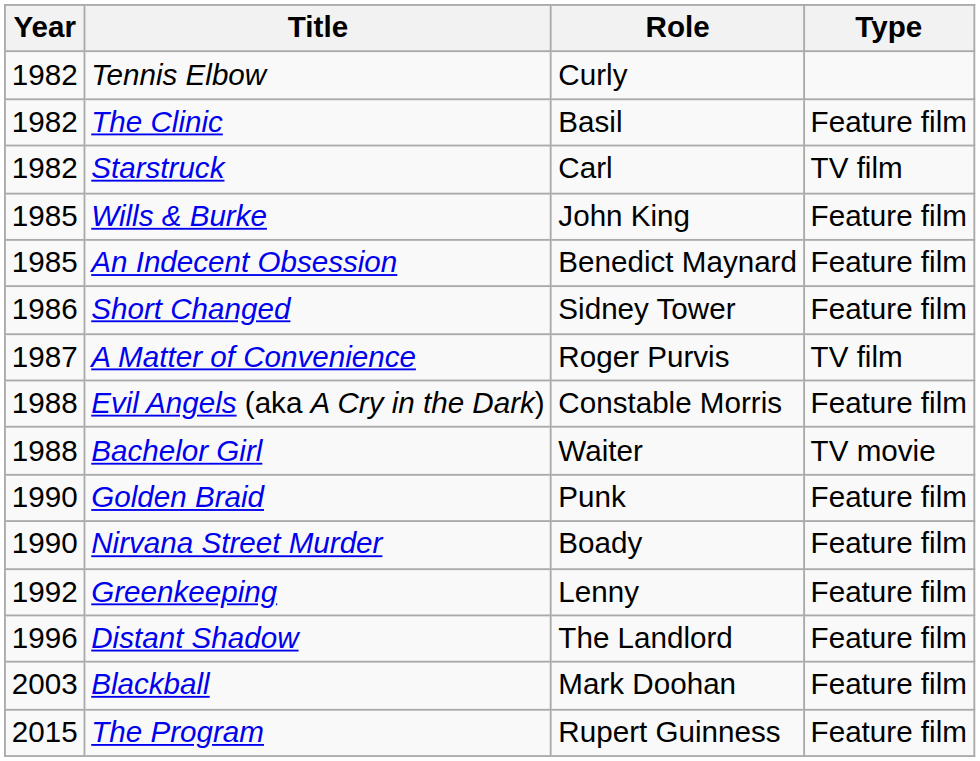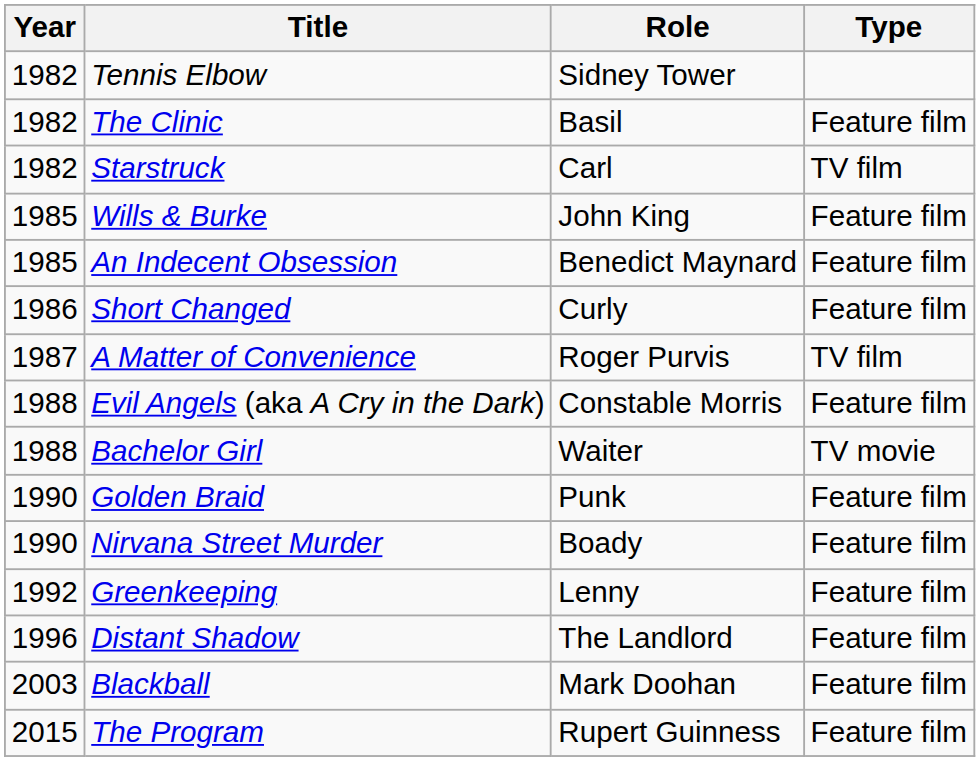(593, 74) Curly -> (647, 74) Sidney Tower
(647, 309) Sidney Tower -> (593, 309) Curly
